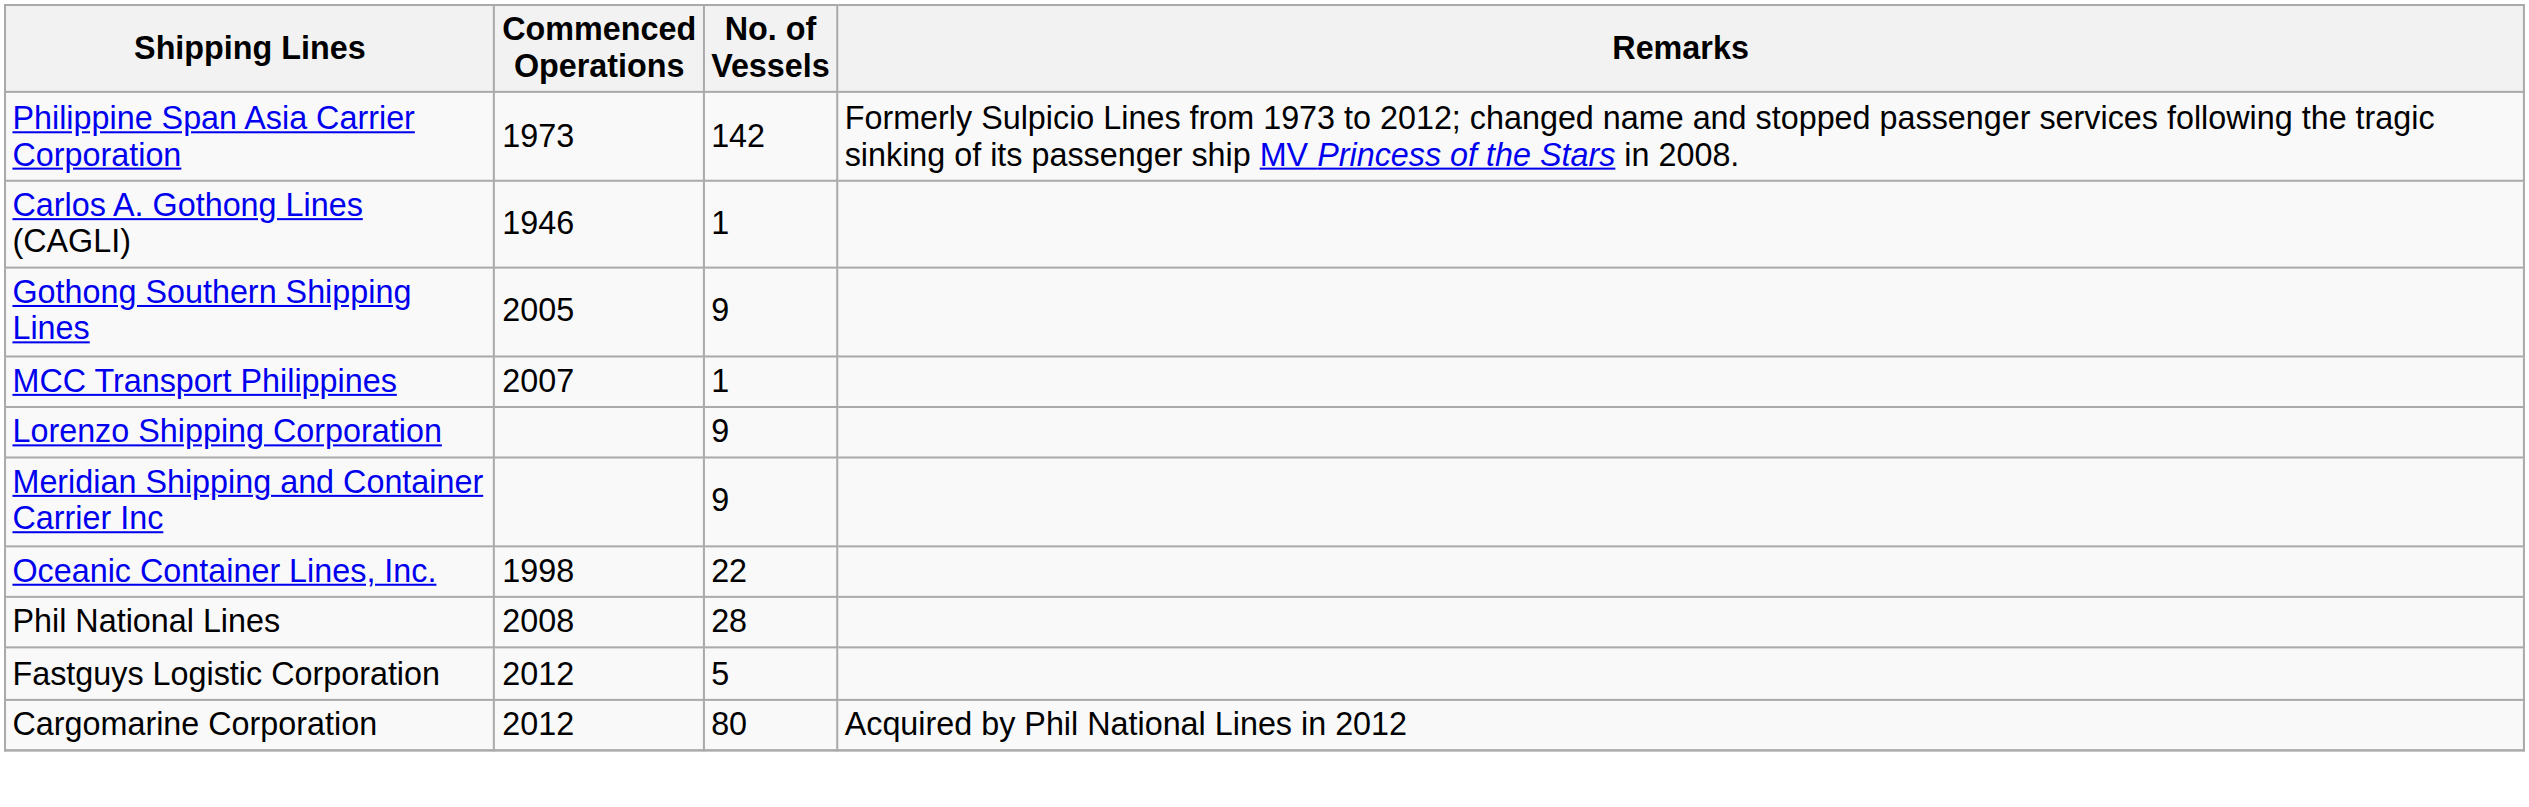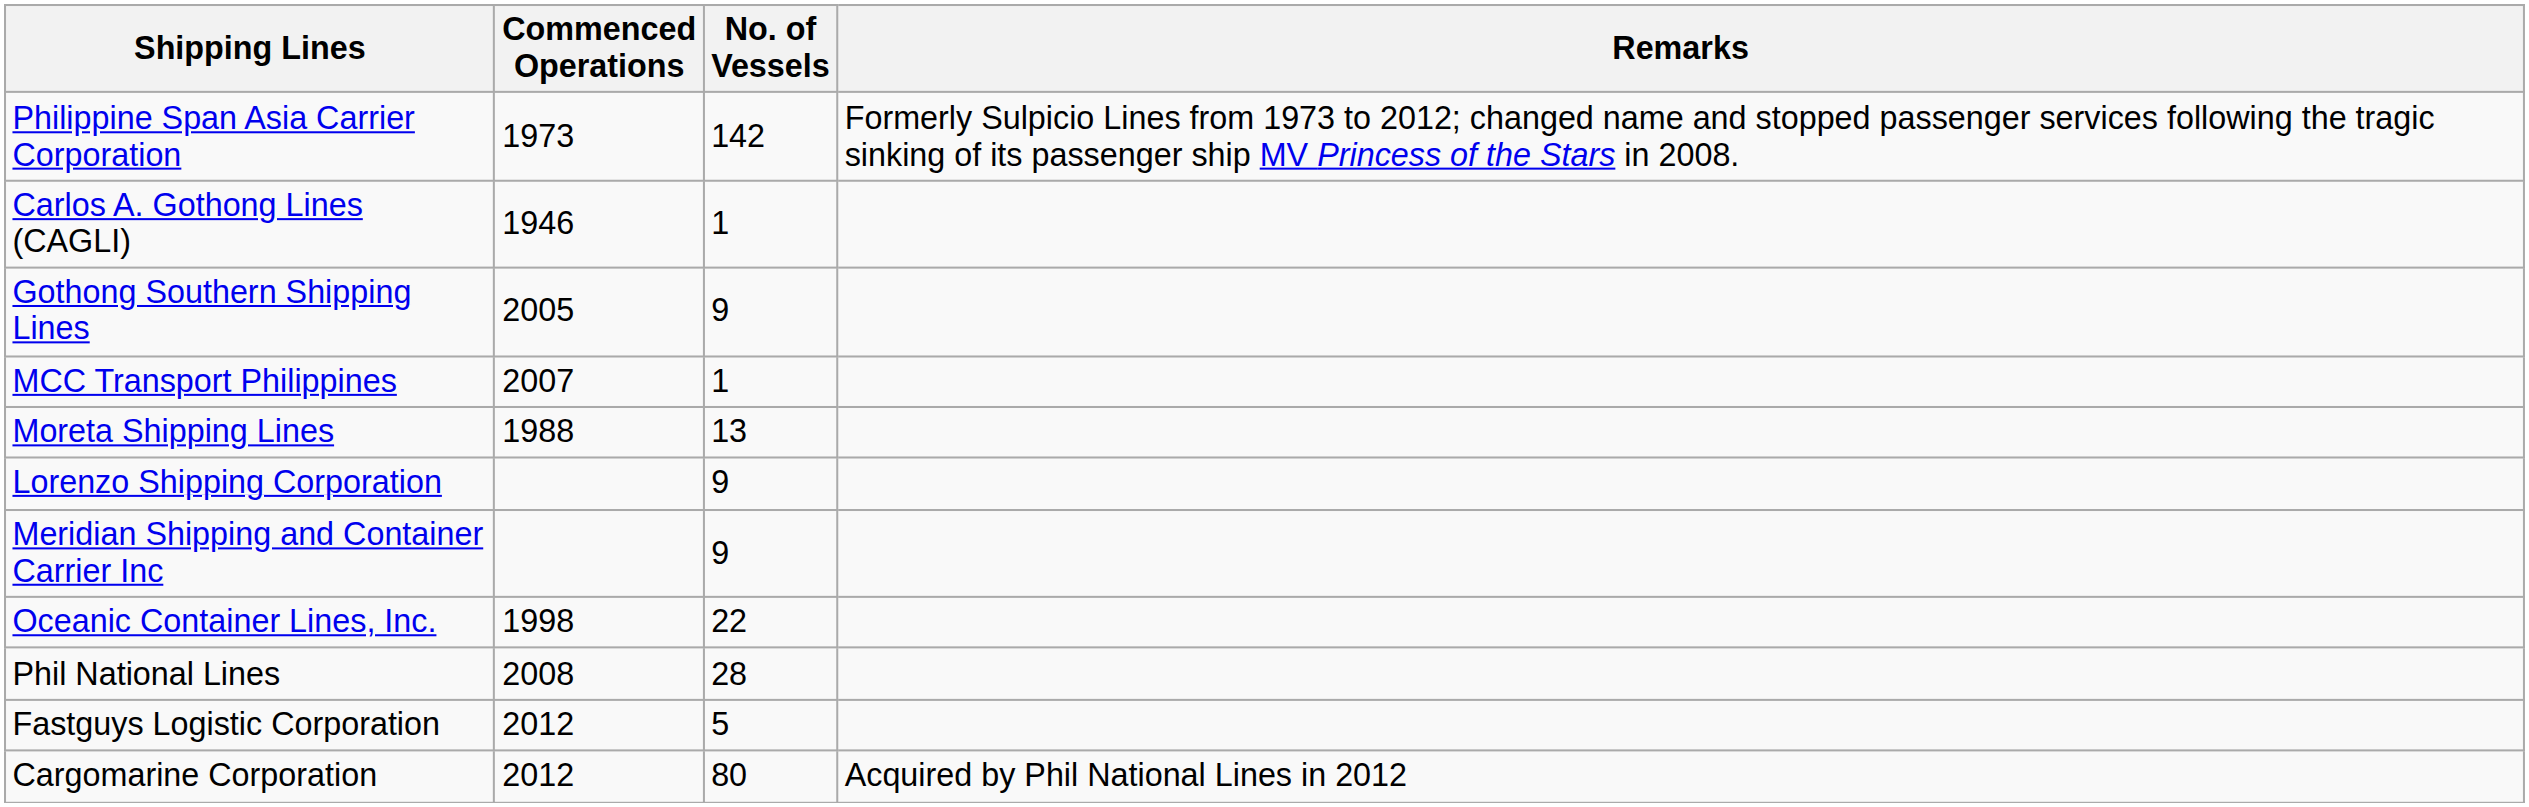+ row: (173, 431)
